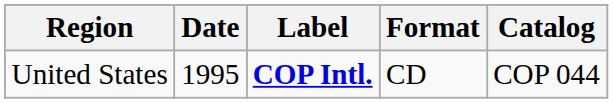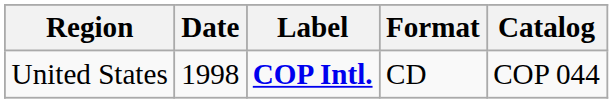(210, 73) 1995 -> (210, 73) 1998
